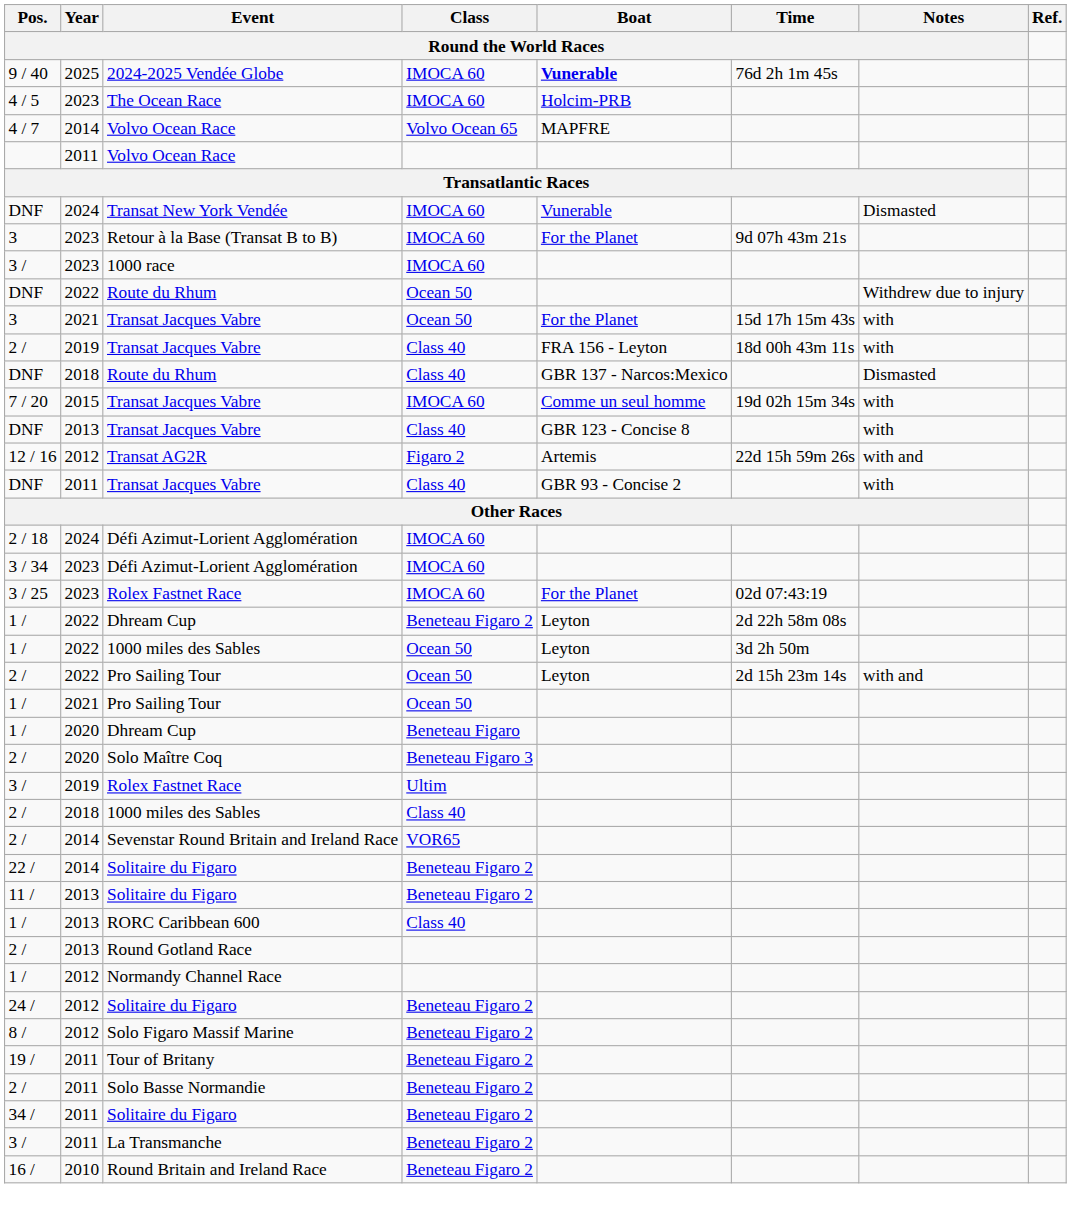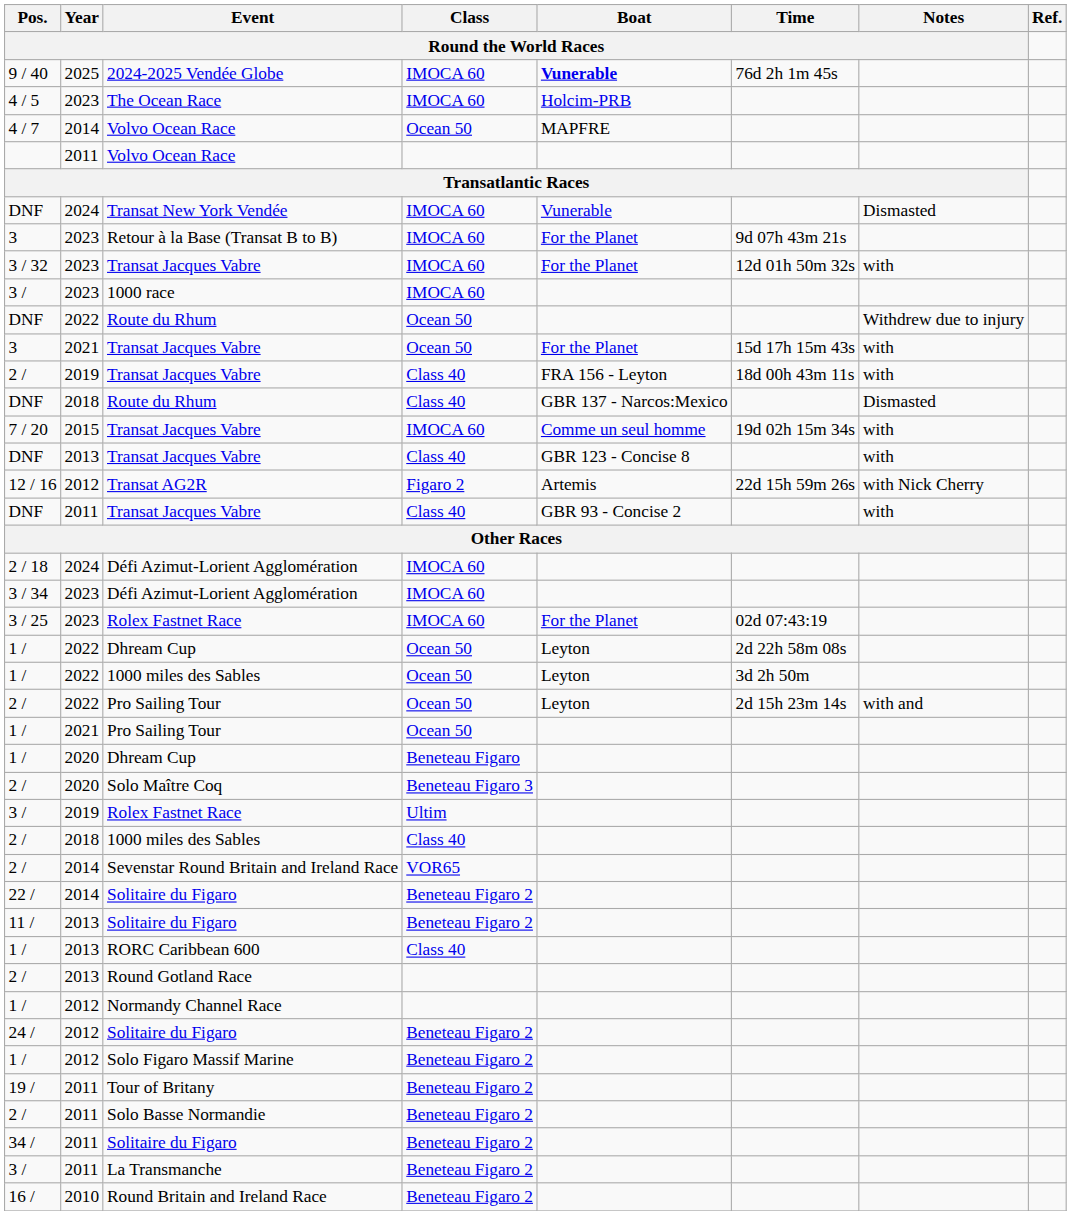(462, 127) Volvo Ocean 65 -> (439, 127) Ocean 50
+ row: (82, 264)
(893, 456) with and -> (924, 484) with Nick Cherry
(470, 621) Beneteau Figaro 2 -> (439, 648) Ocean 50
(17, 1032) 8 / -> (17, 1059) 1 /
